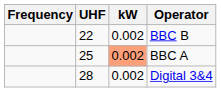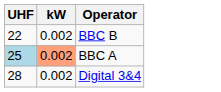- column: (40, 14)
(86, 55) no background -> (15, 55) lightblue background
